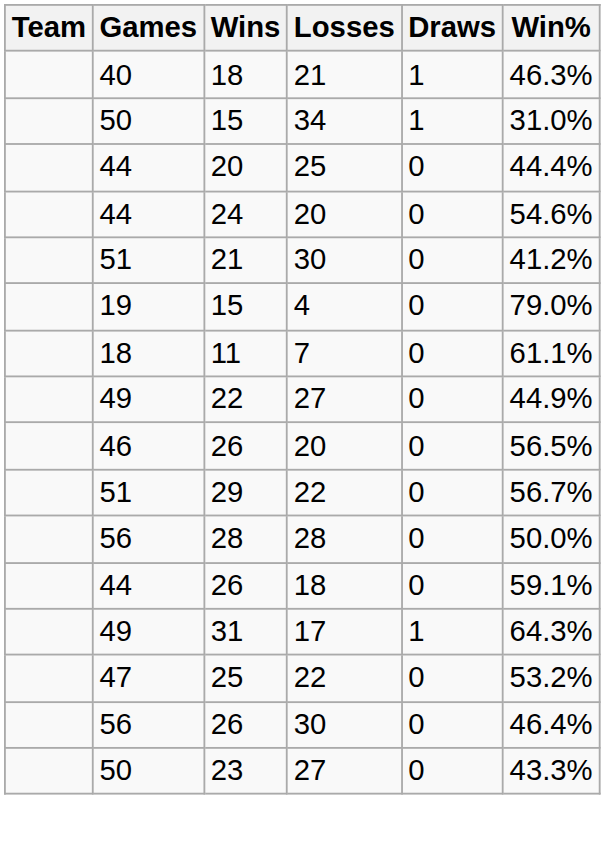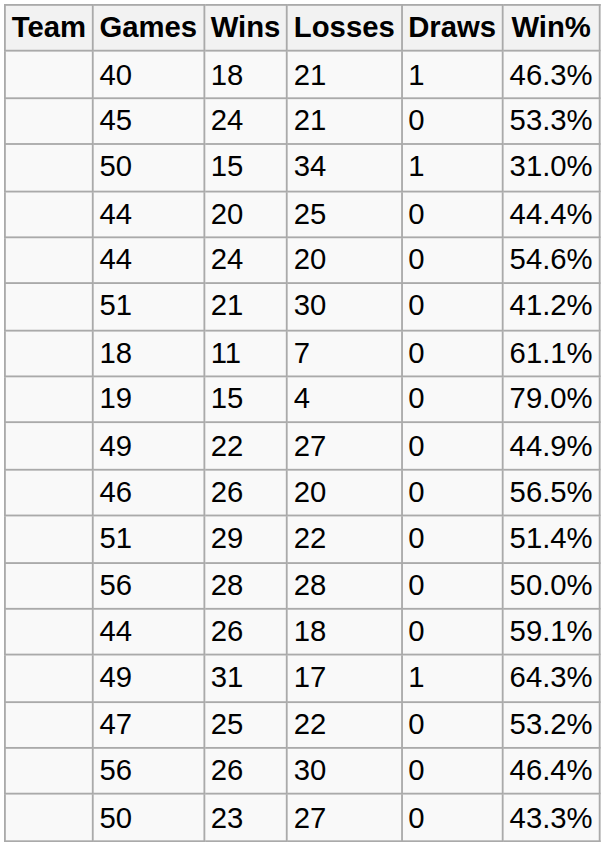+ row: (227, 120)
rows swapped: (227, 306) <-> (226, 352)
(551, 492) 56.7% -> (551, 538) 51.4%
